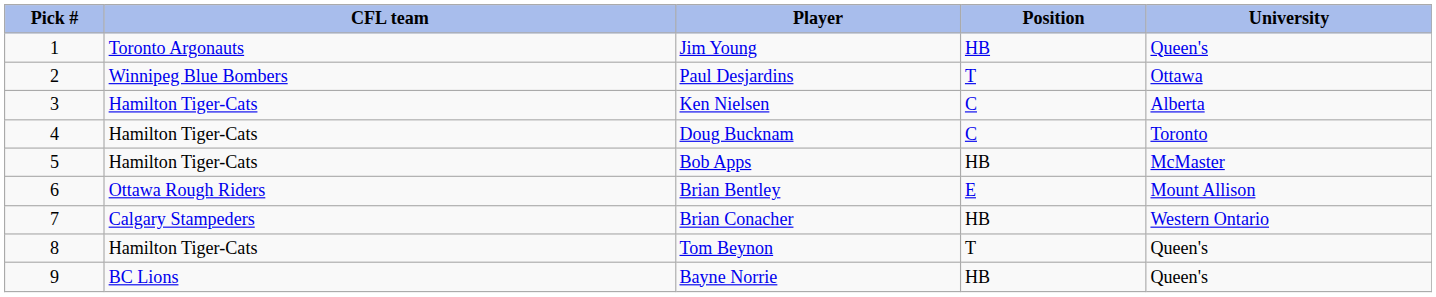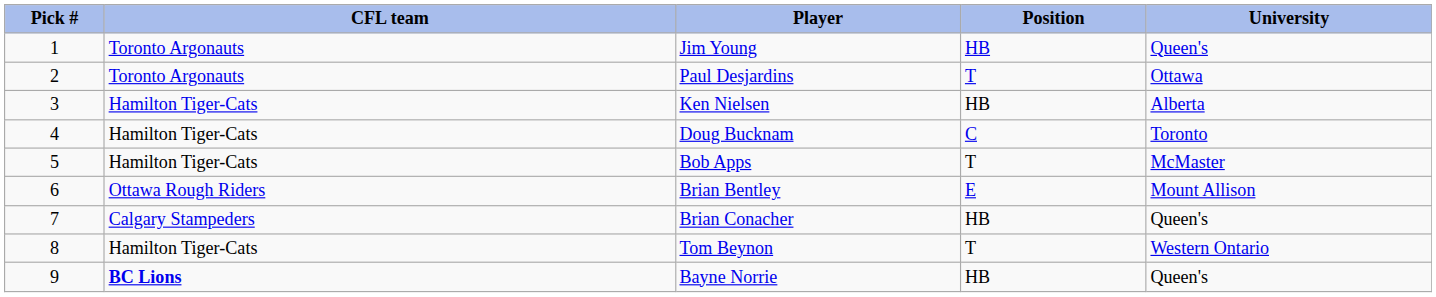(198, 76) Winnipeg Blue Bombers -> (176, 76) Toronto Argonauts
(971, 104) C -> (977, 104) HB
(977, 162) HB -> (970, 162) T
(1210, 219) Western Ontario -> (1179, 219) Queen's
(1179, 248) Queen's -> (1210, 248) Western Ontario
(144, 276) normal -> (145, 276) bold
